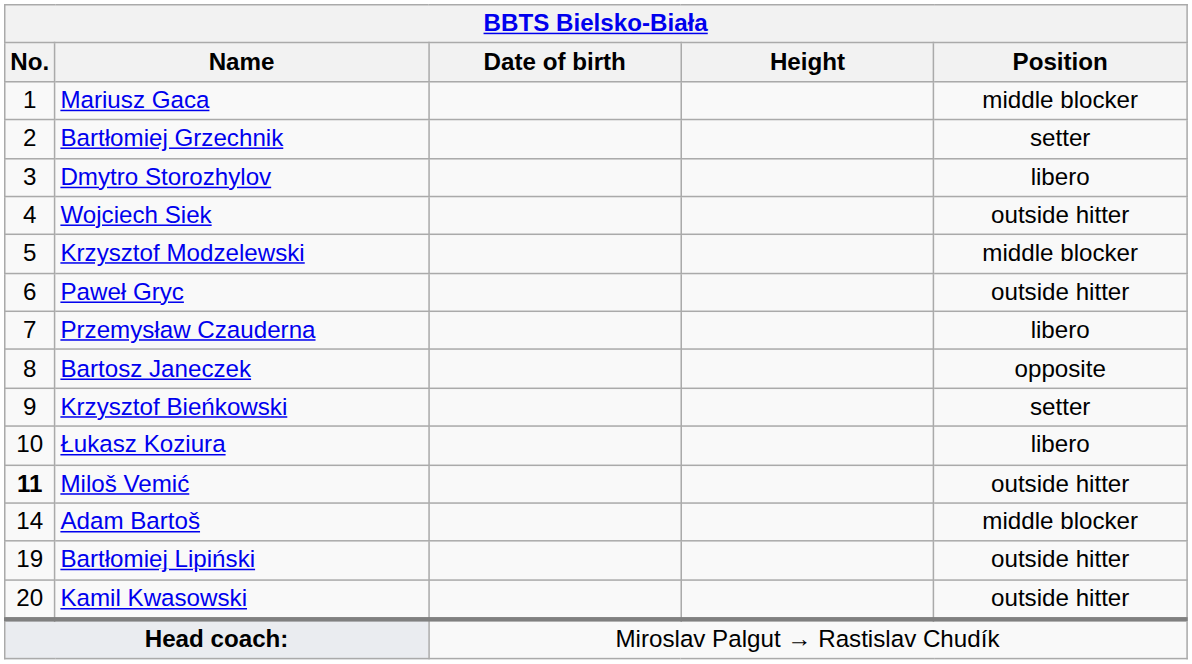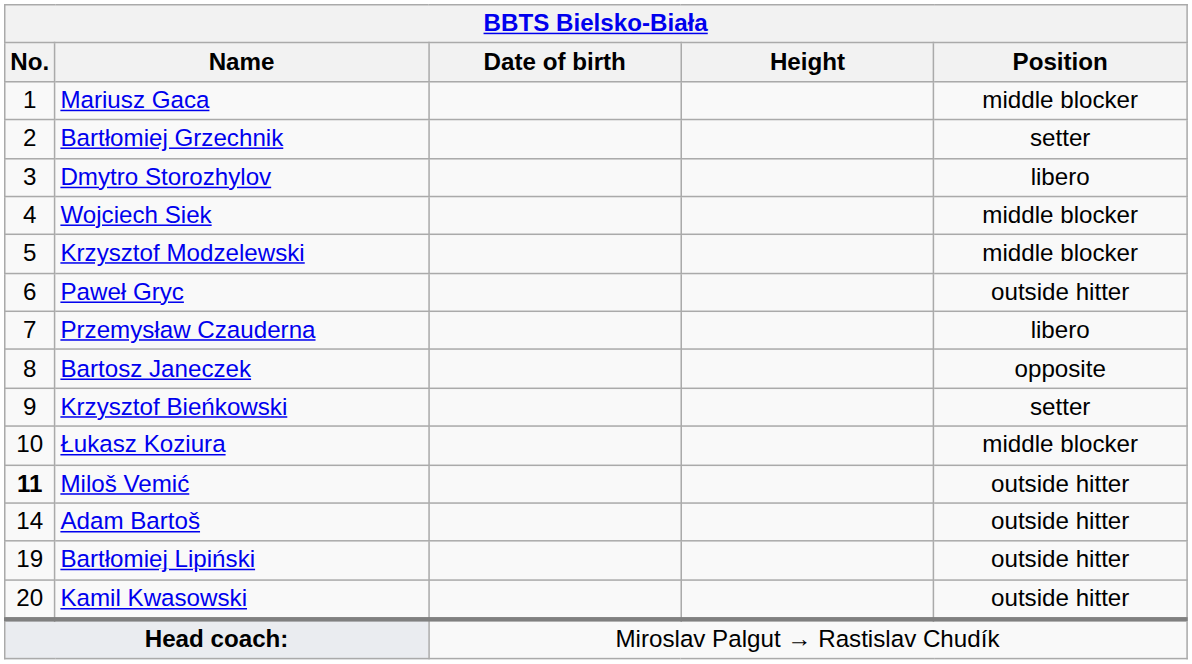(1060, 215) outside hitter -> (1060, 215) middle blocker
(1060, 445) libero -> (1060, 445) middle blocker
(1060, 521) middle blocker -> (1060, 521) outside hitter
